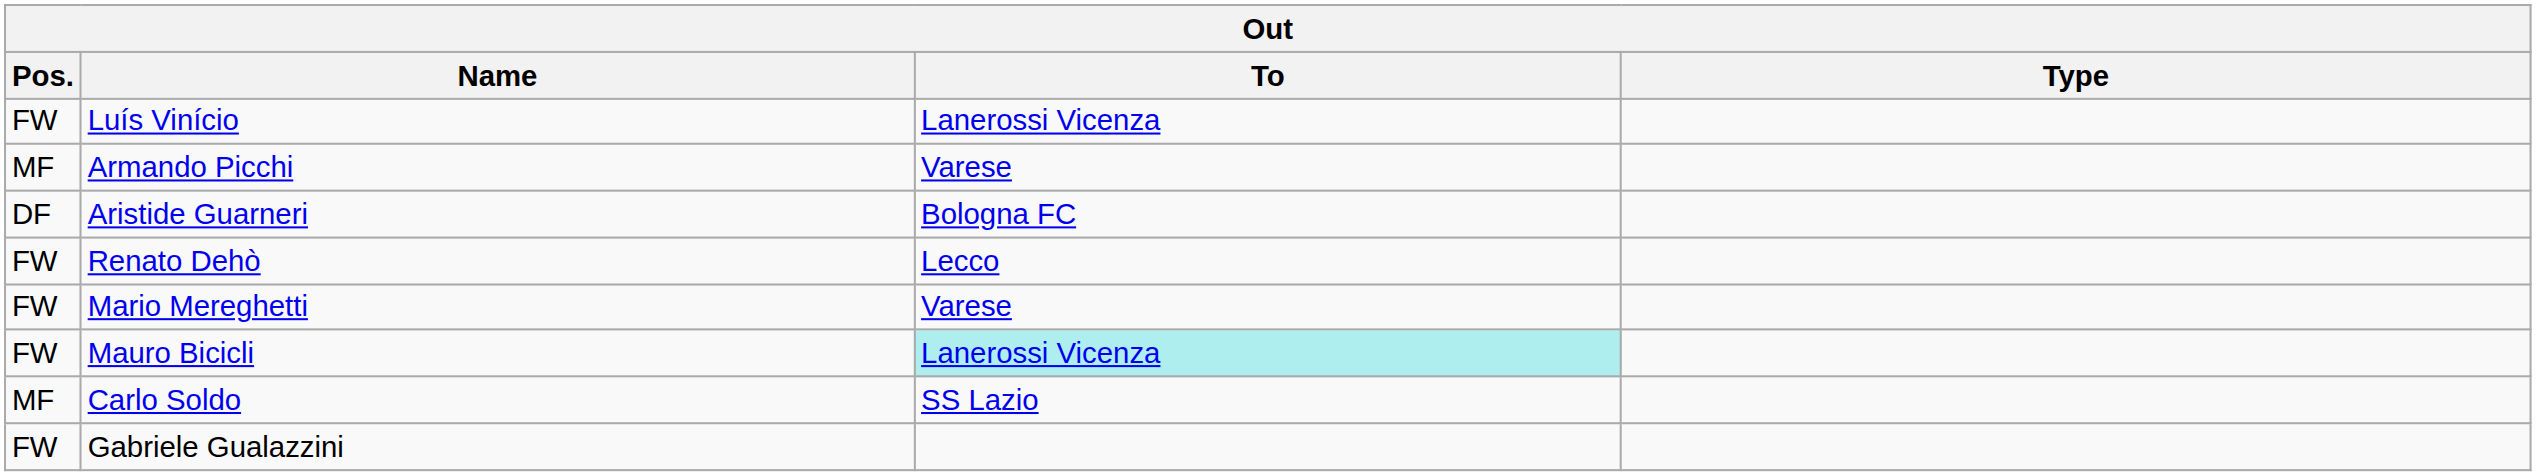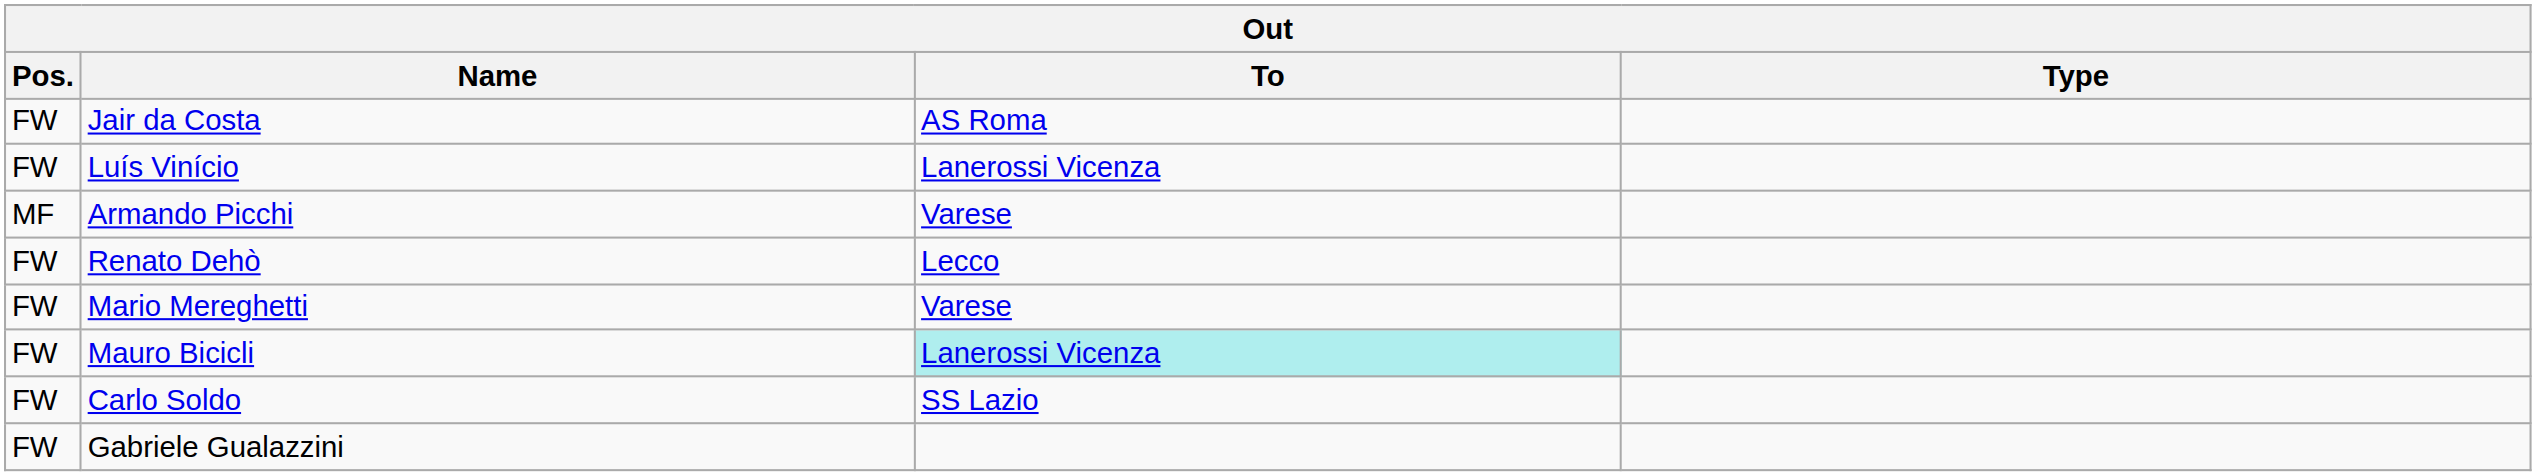+ row: (174, 121)
- row: (198, 214)
(33, 400) MF -> (35, 400) FW
